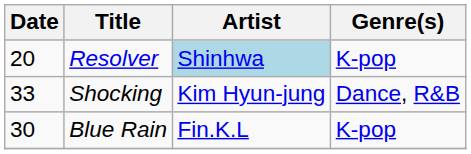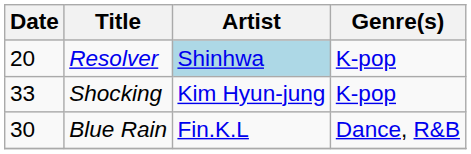(398, 93) Dance, R&B -> (366, 93) K-pop
(366, 129) K-pop -> (398, 129) Dance, R&B
